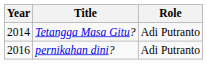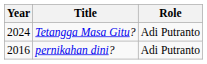(19, 31) 2014 -> (19, 31) 2024
